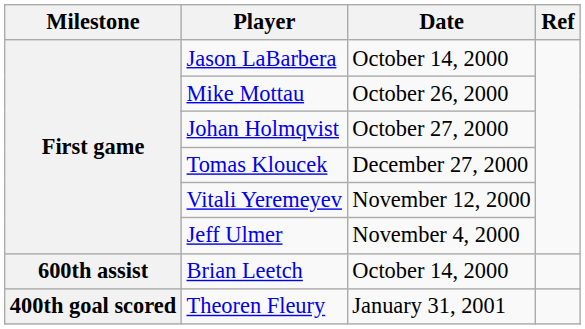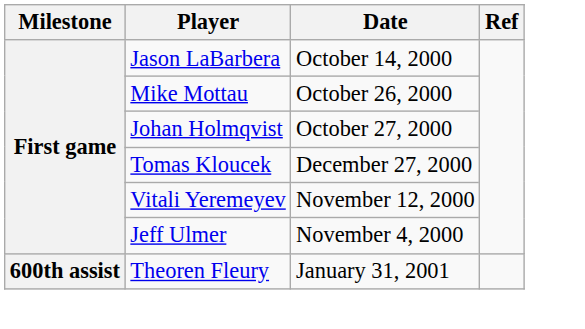- row: (245, 270)
(93, 306) 400th goal scored -> (65, 270) 600th assist
